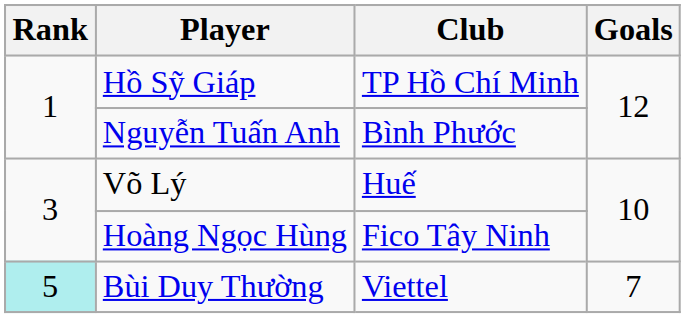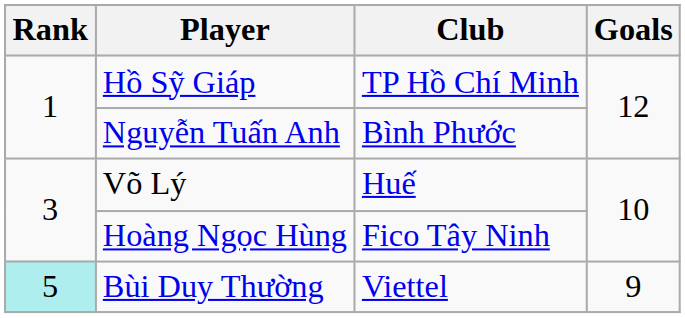(633, 286) 7 -> (633, 286) 9
